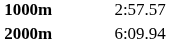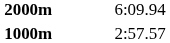rows swapped: (28, 9) <-> (28, 33)
